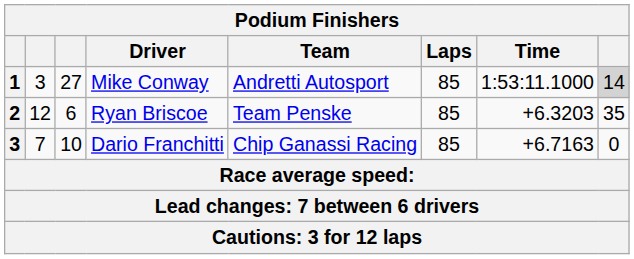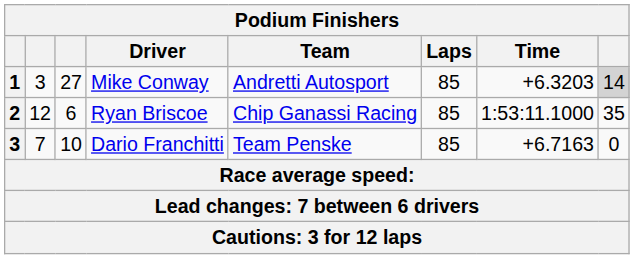(537, 82) 1:53:11.1000 -> (558, 82) +6.3203
(292, 113) Team Penske -> (325, 113) Chip Ganassi Racing
(558, 113) +6.3203 -> (537, 113) 1:53:11.1000
(325, 145) Chip Ganassi Racing -> (292, 145) Team Penske
